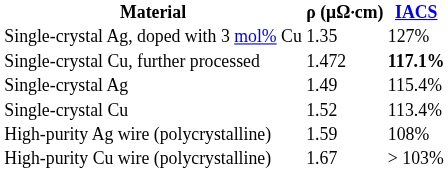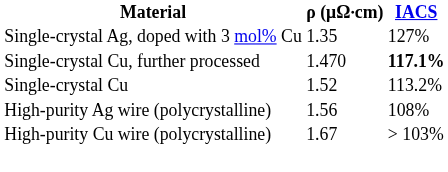(326, 61) 1.472 -> (326, 61) 1.470
- row: (66, 85)
(415, 109) 113.4% -> (415, 85) 113.2%
(322, 134) 1.59 -> (322, 109) 1.56
